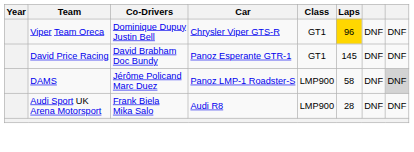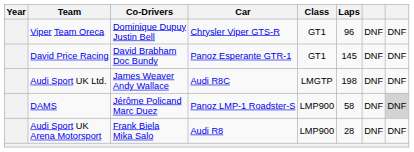(349, 32) gold background -> (349, 32) no background
+ row: (68, 81)
